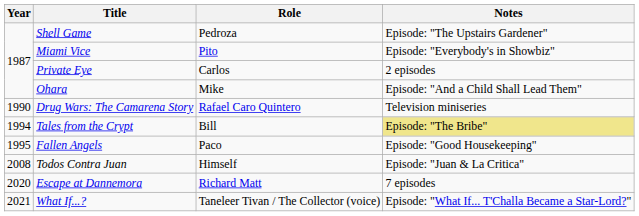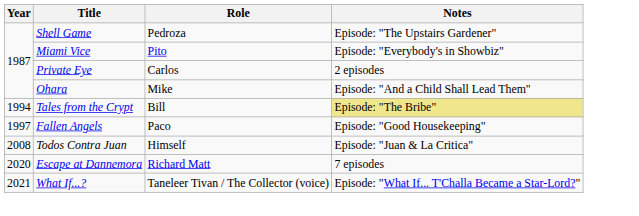- row: (115, 107)
(19, 145) 1995 -> (19, 126) 1997
